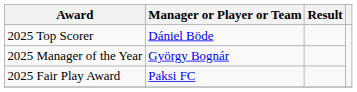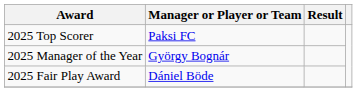(181, 35) Dániel Böde -> (172, 35) Paksi FC
(172, 76) Paksi FC -> (181, 76) Dániel Böde
